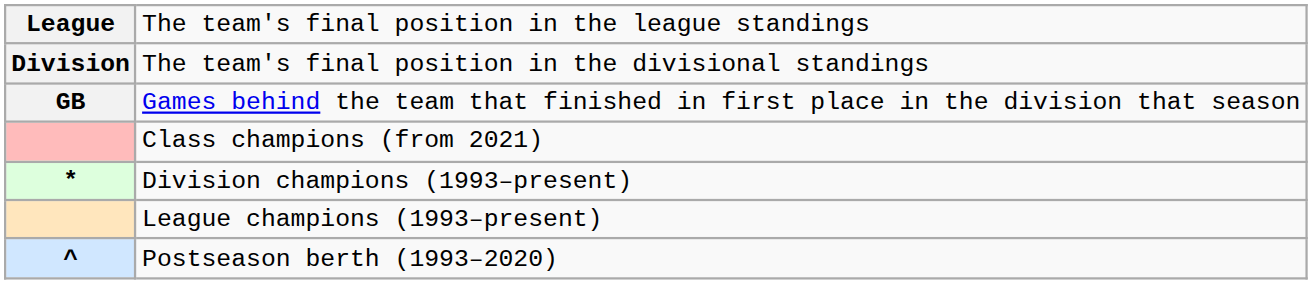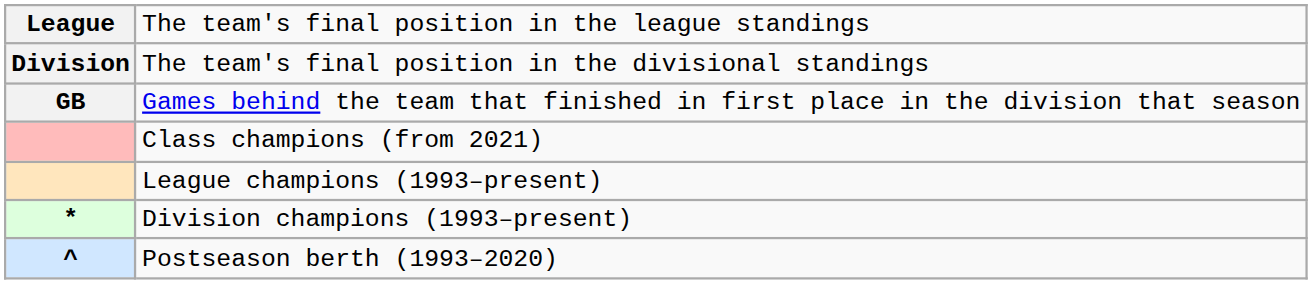rows swapped: (372, 220) <-> (387, 181)
